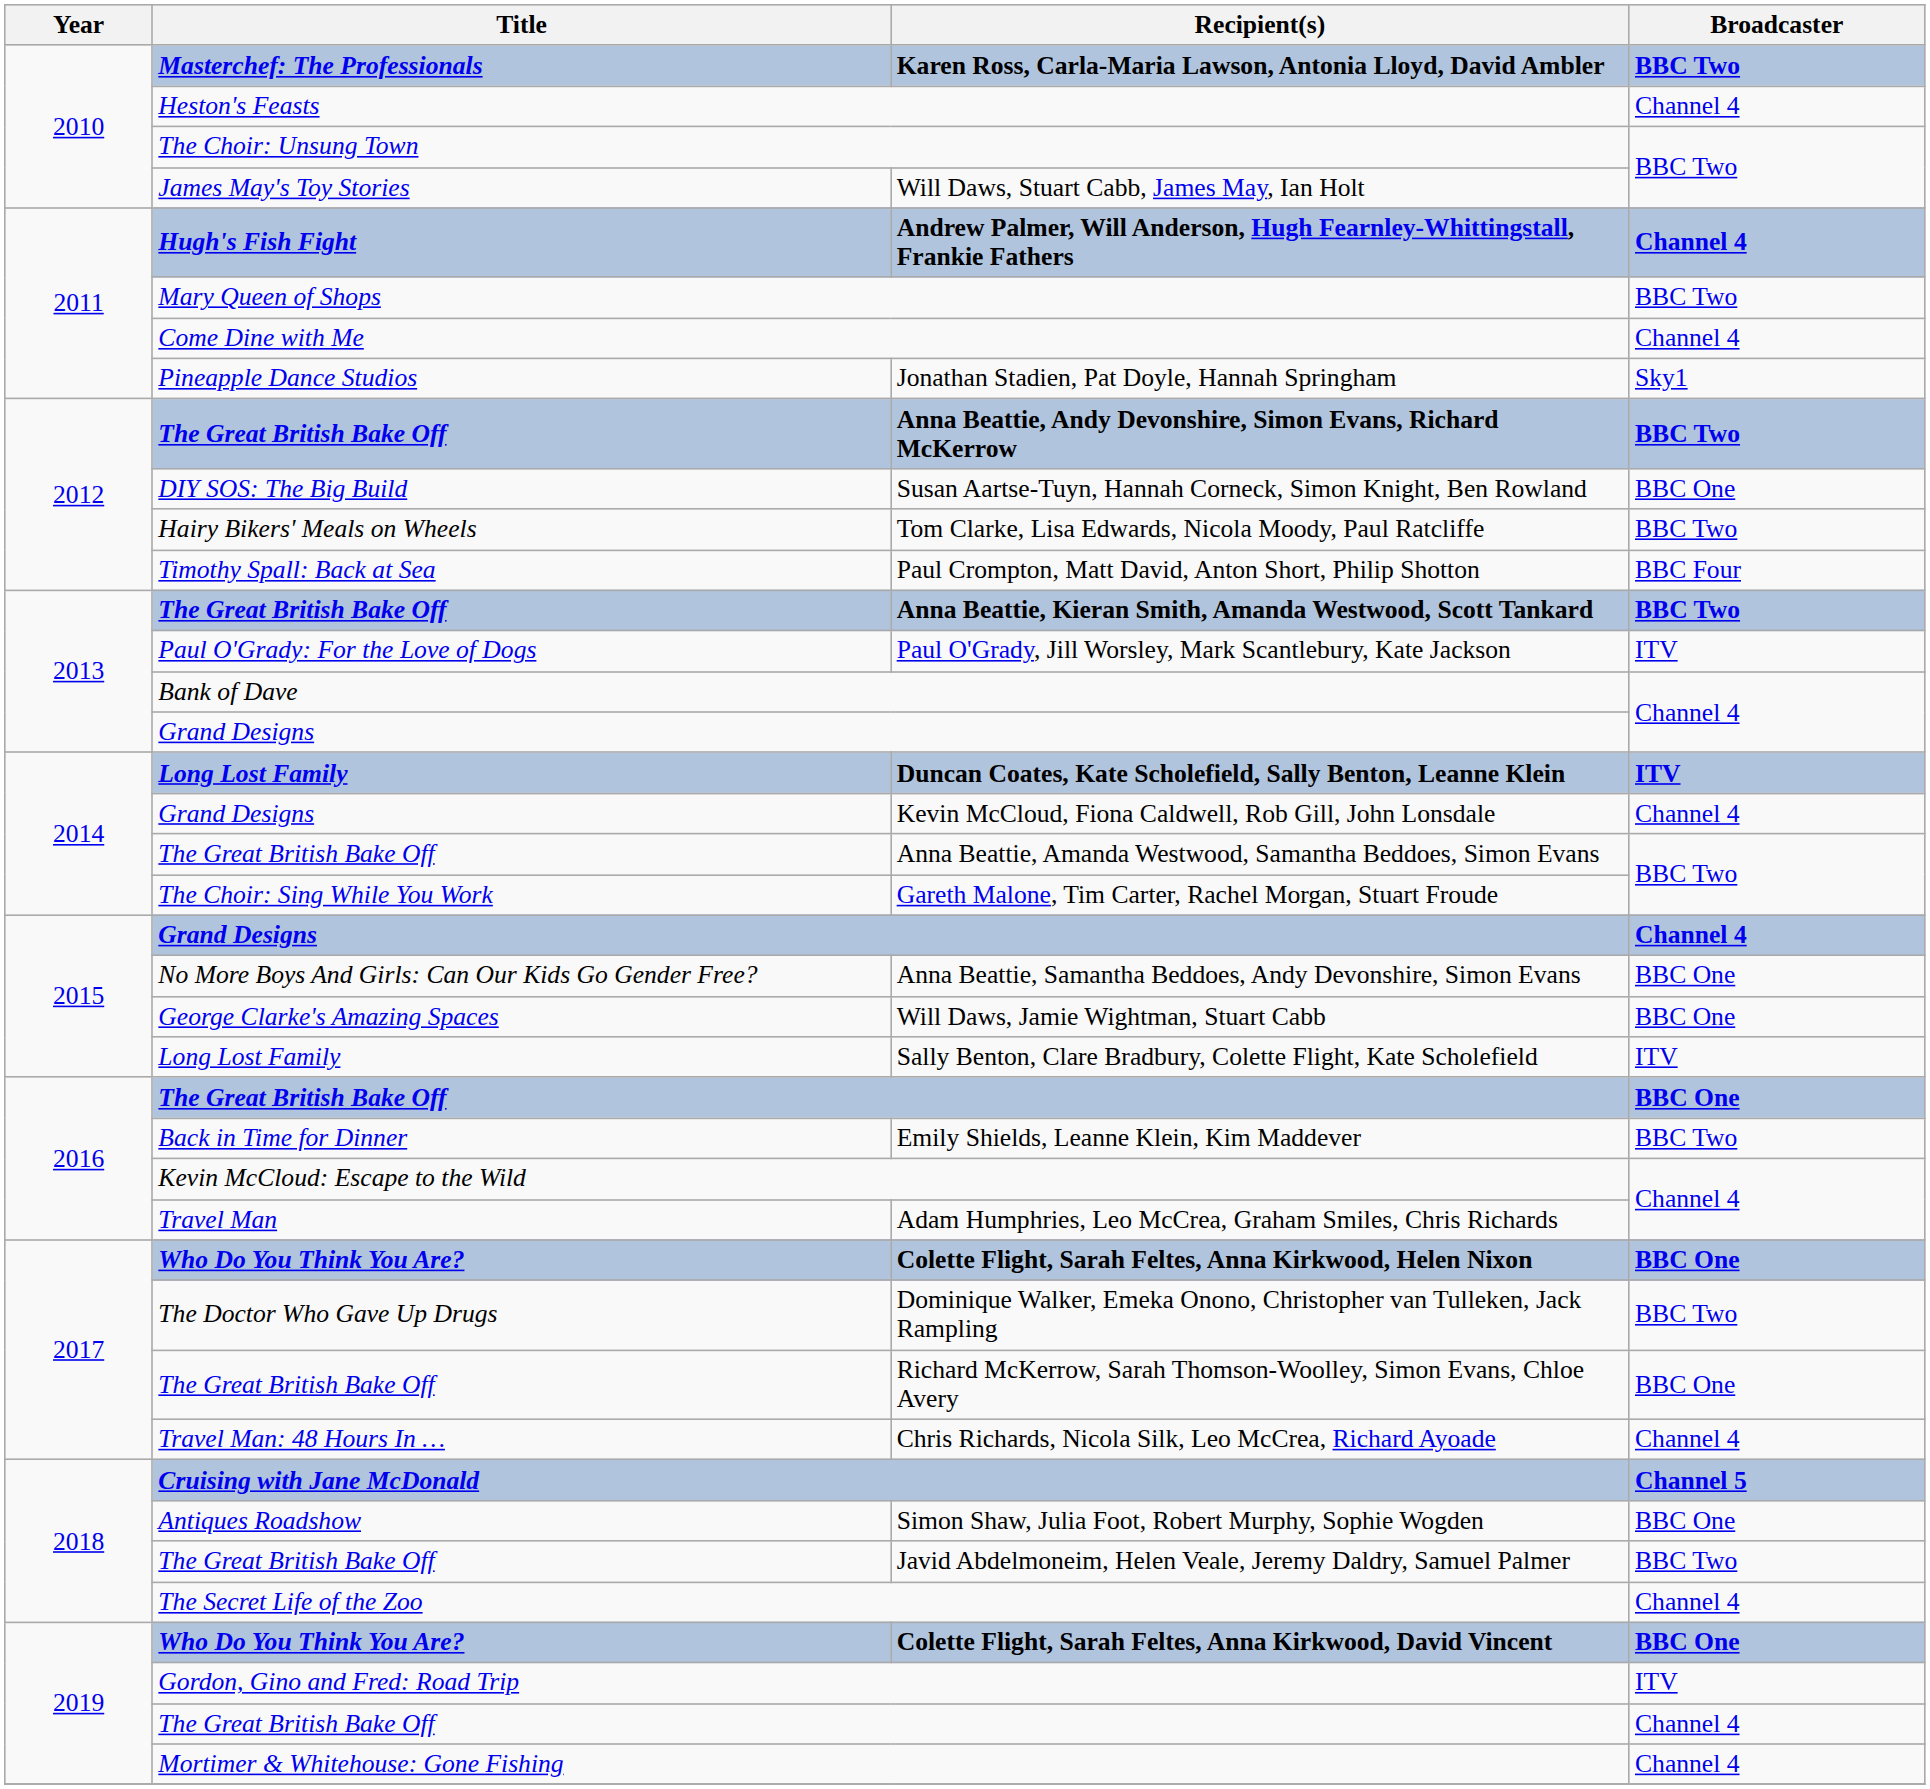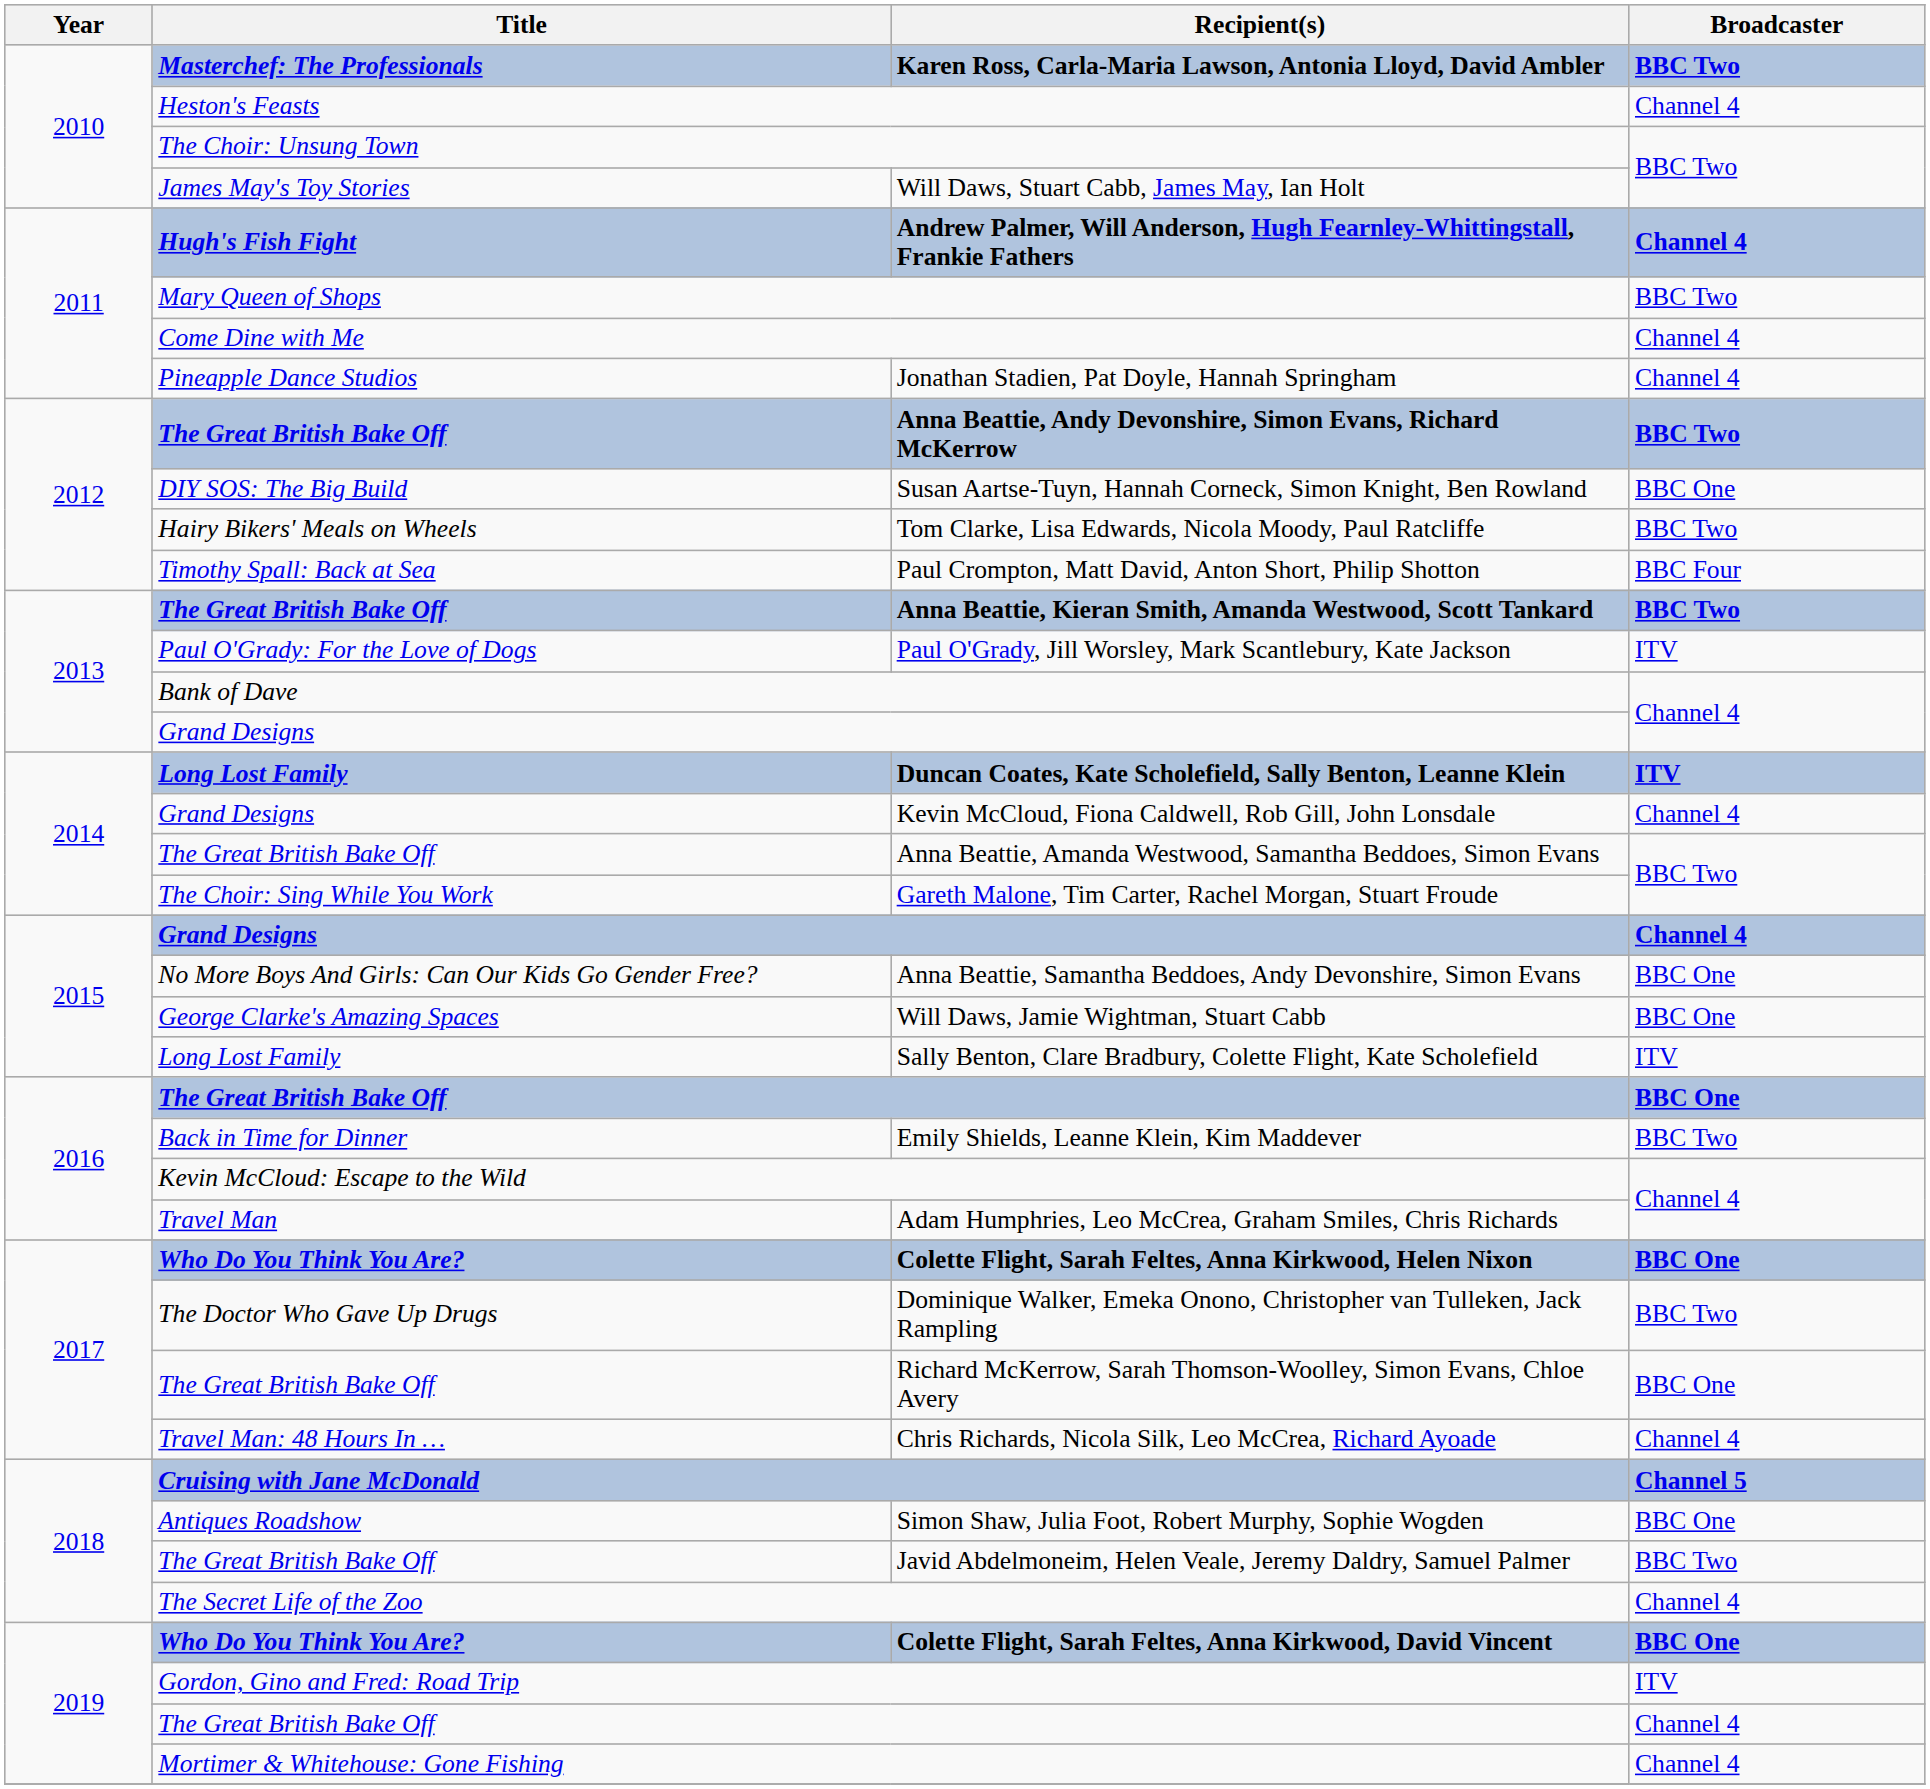(1661, 378) Sky1 -> (1687, 378) Channel 4
